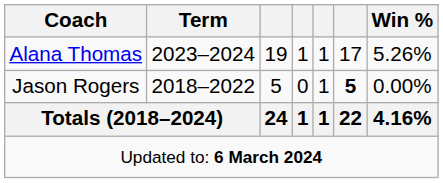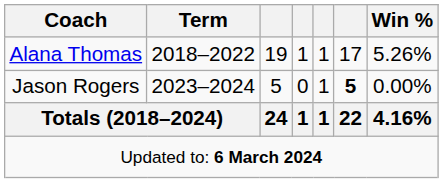(203, 53) 2023–2024 -> (203, 53) 2018–2022
(203, 86) 2018–2022 -> (203, 86) 2023–2024
